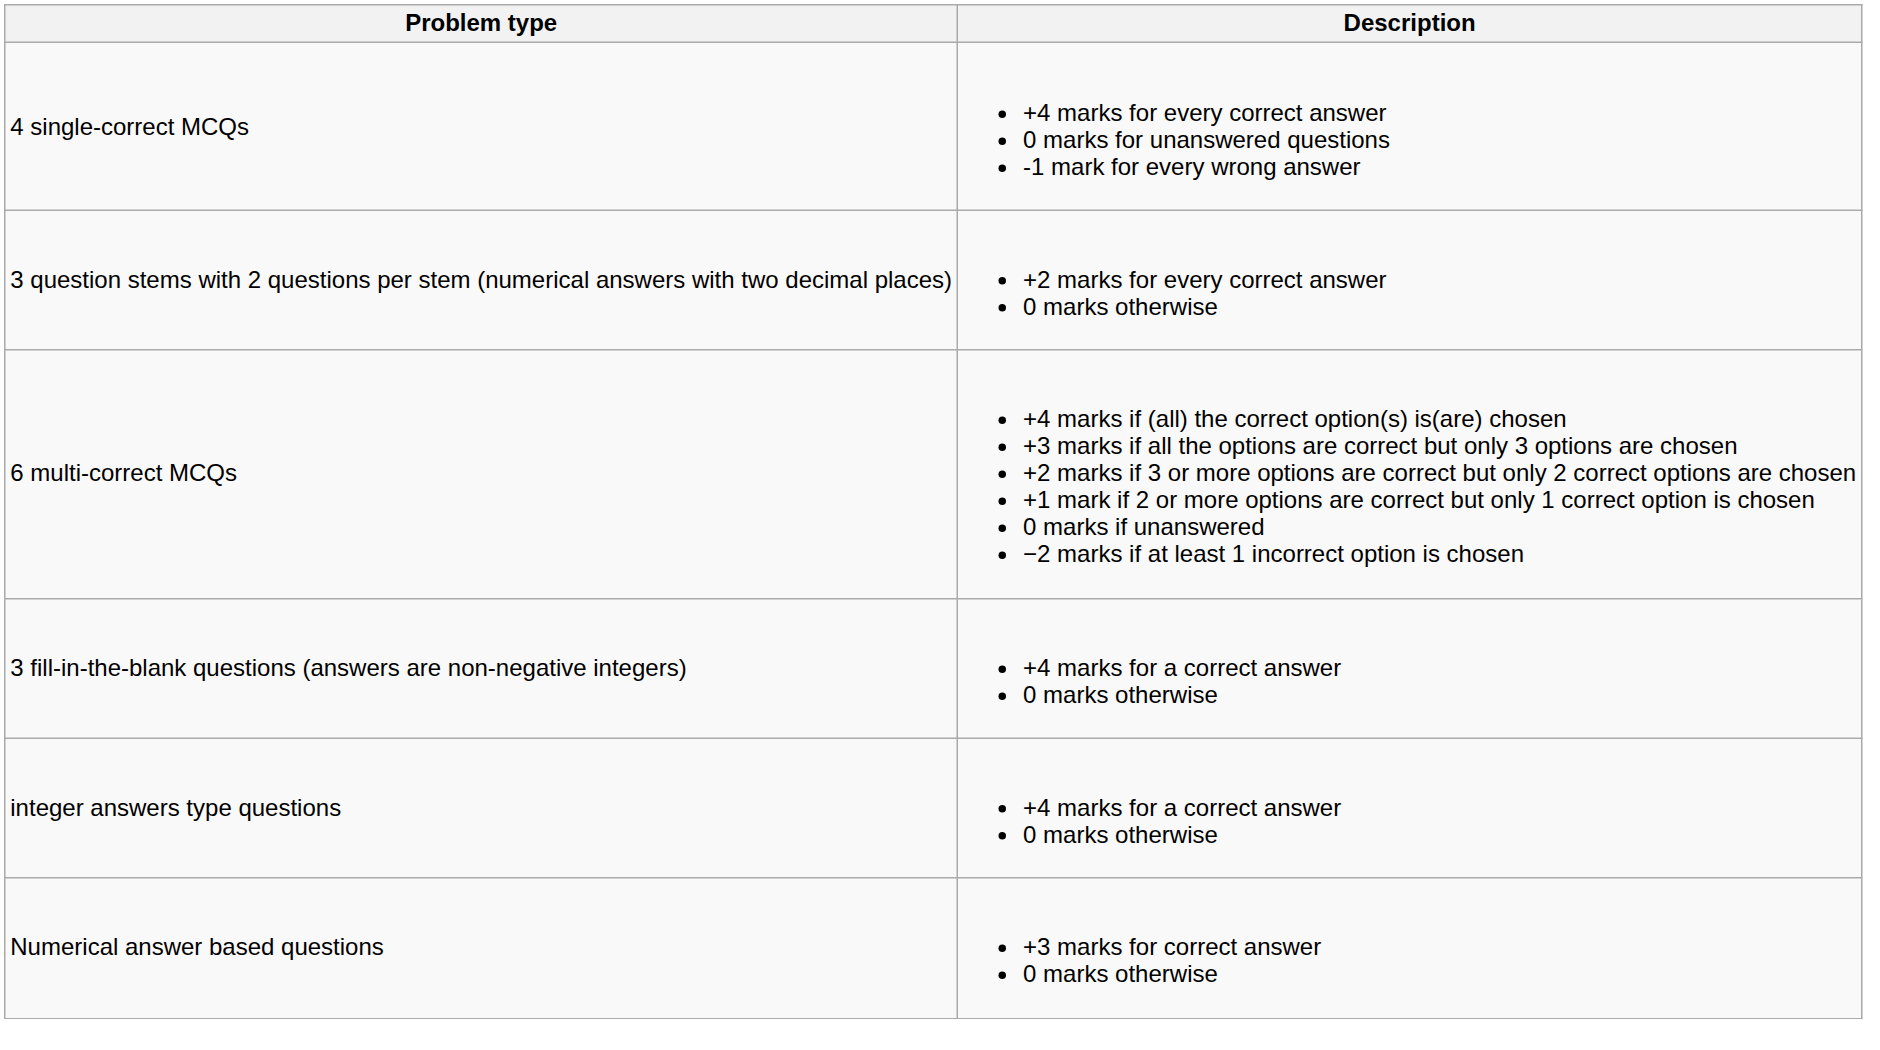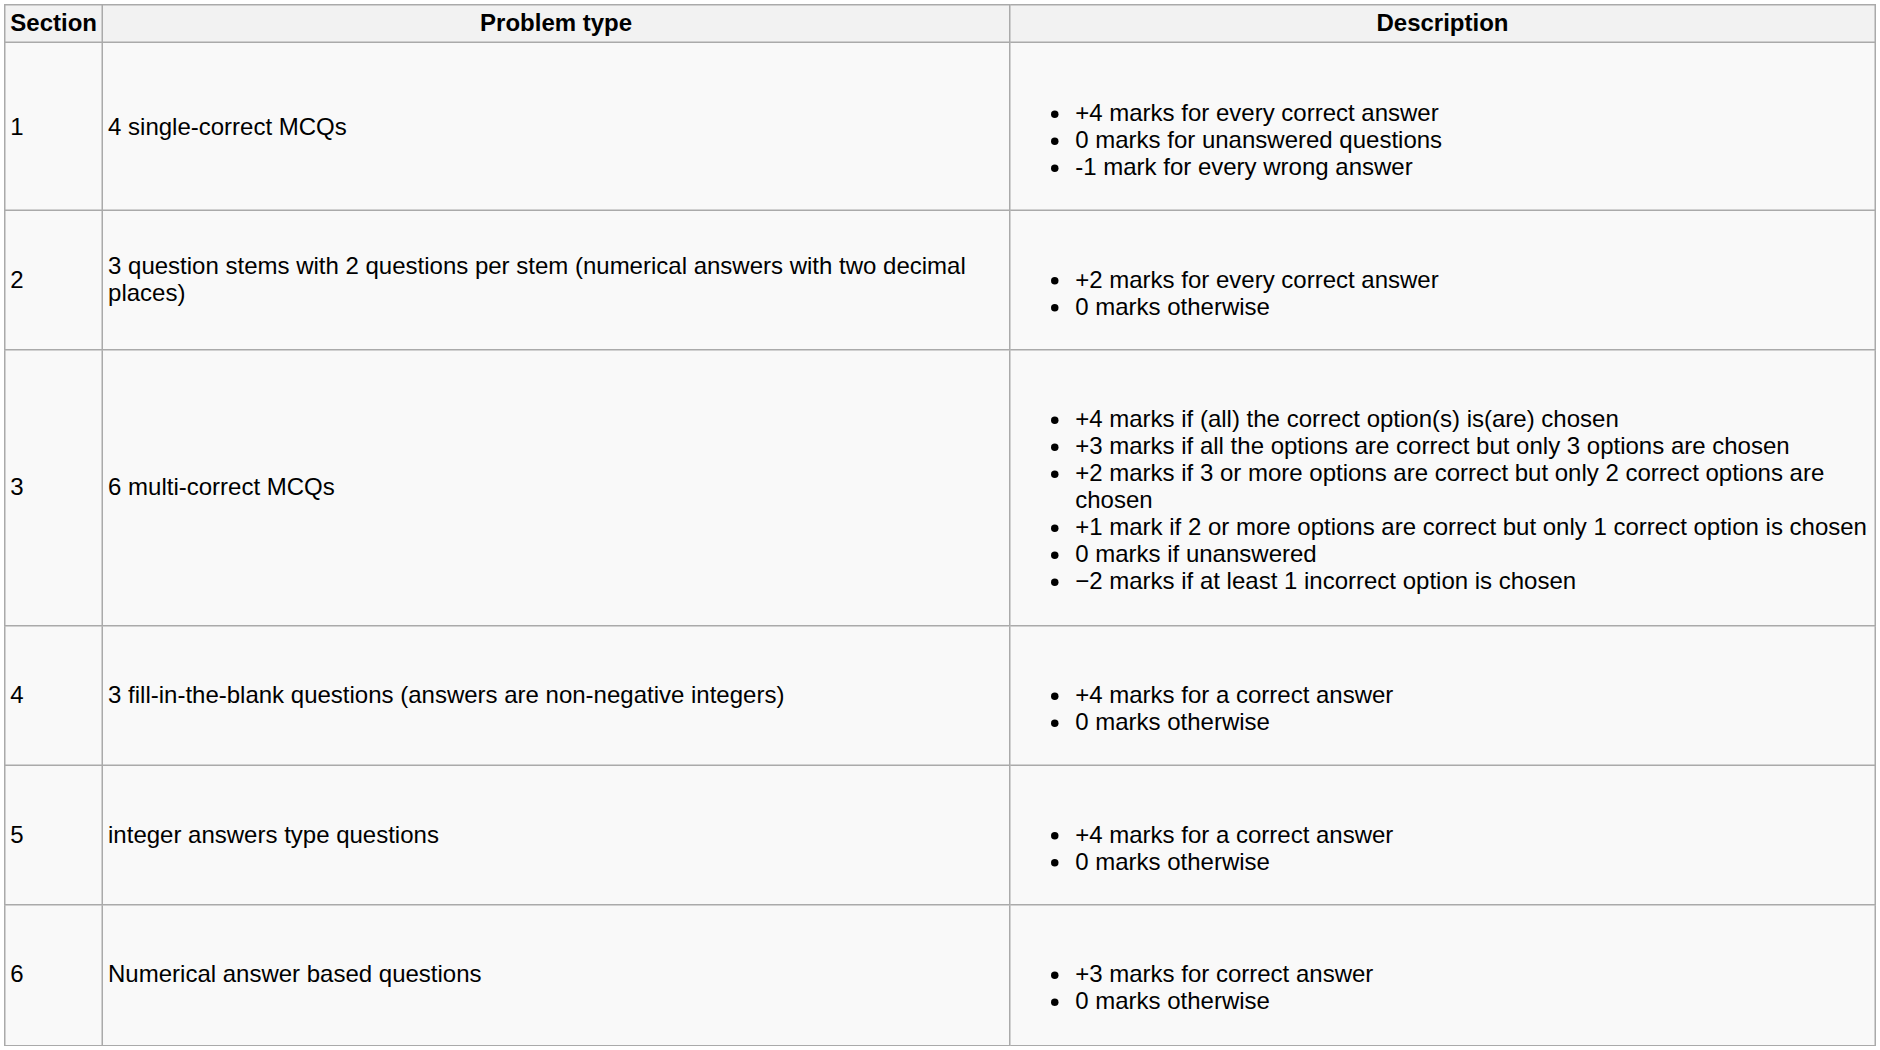+ column: (54, 23)
